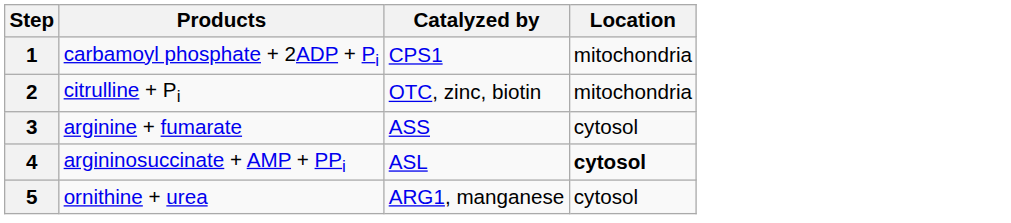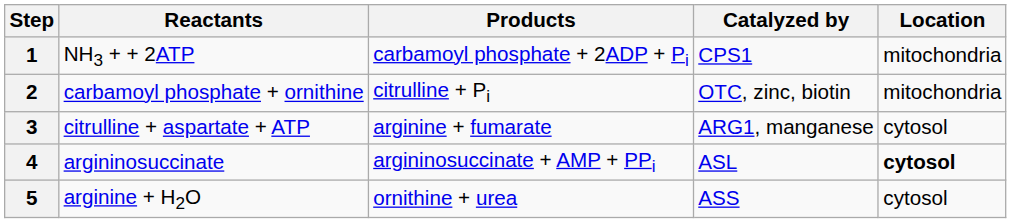+ column: (214, 20)
(409, 127) ASS -> (786, 127) ARG1, manganese
(476, 196) ARG1, manganese -> (719, 198) ASS
